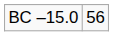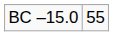(96, 17) 56 -> (96, 17) 55
